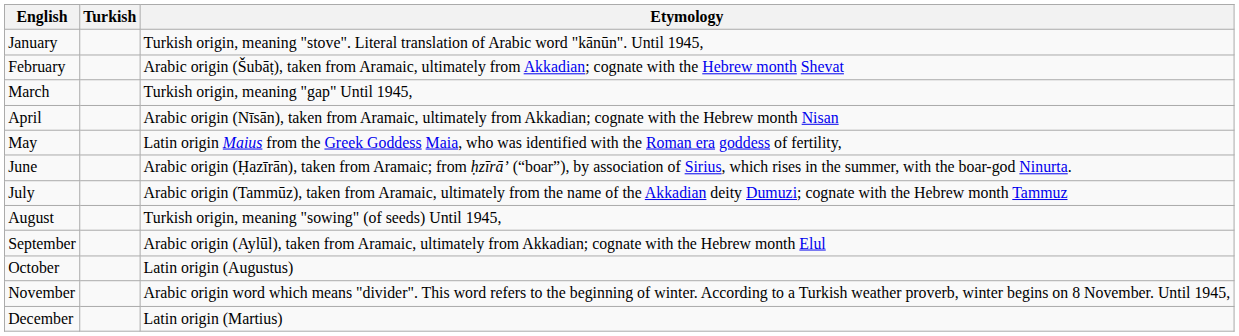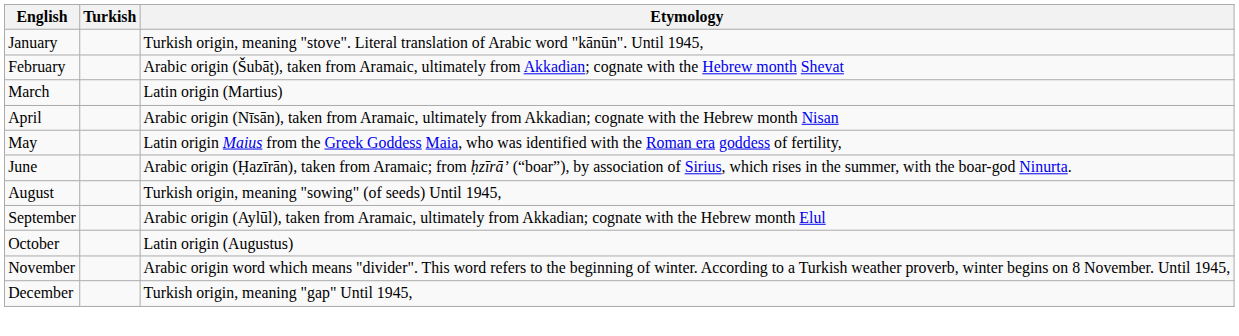(278, 92) Turkish origin, meaning "gap" Until 1945, -> (213, 92) Latin origin (Martius)
- row: (21, 192)
(213, 318) Latin origin (Martius) -> (278, 293) Turkish origin, meaning "gap" Until 1945,
